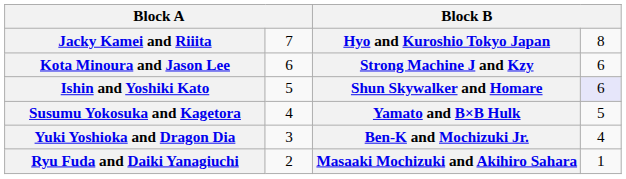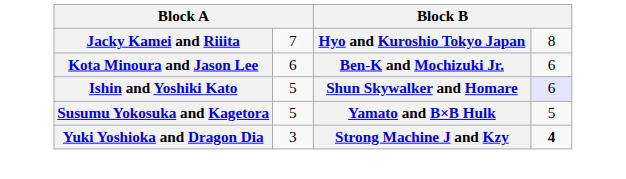(447, 64) Strong Machine J and Kzy -> (422, 64) Ben-K and Mochizuki Jr.
(289, 112) 4 -> (293, 112) 5
(447, 137) Ben-K and Mochizuki Jr. -> (422, 137) Strong Machine J and Kzy
(601, 137) normal -> (552, 137) bold
- row: (135, 161)
